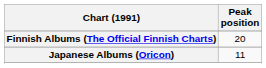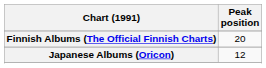(240, 54) 11 -> (240, 54) 12
